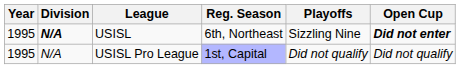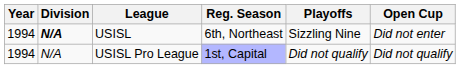(21, 34) 1995 -> (21, 34) 1994
(412, 34) bold -> (409, 34) normal
(21, 53) 1995 -> (21, 53) 1994
